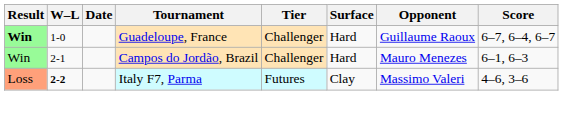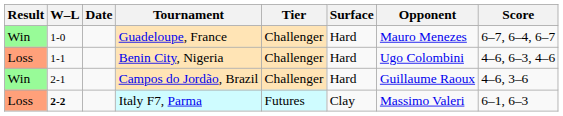(20, 36) bold -> (19, 36) normal
(427, 36) Guillaume Raoux -> (423, 36) Mauro Menezes
+ row: (171, 57)
(423, 57) Mauro Menezes -> (427, 79) Guillaume Raoux
(505, 57) 6–1, 6–3 -> (505, 79) 4–6, 3–6
(505, 79) 4–6, 3–6 -> (505, 100) 6–1, 6–3
